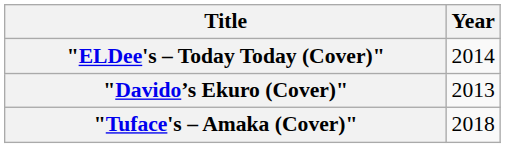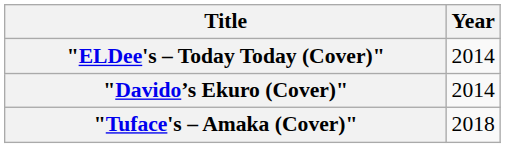(473, 90) 2013 -> (473, 90) 2014
